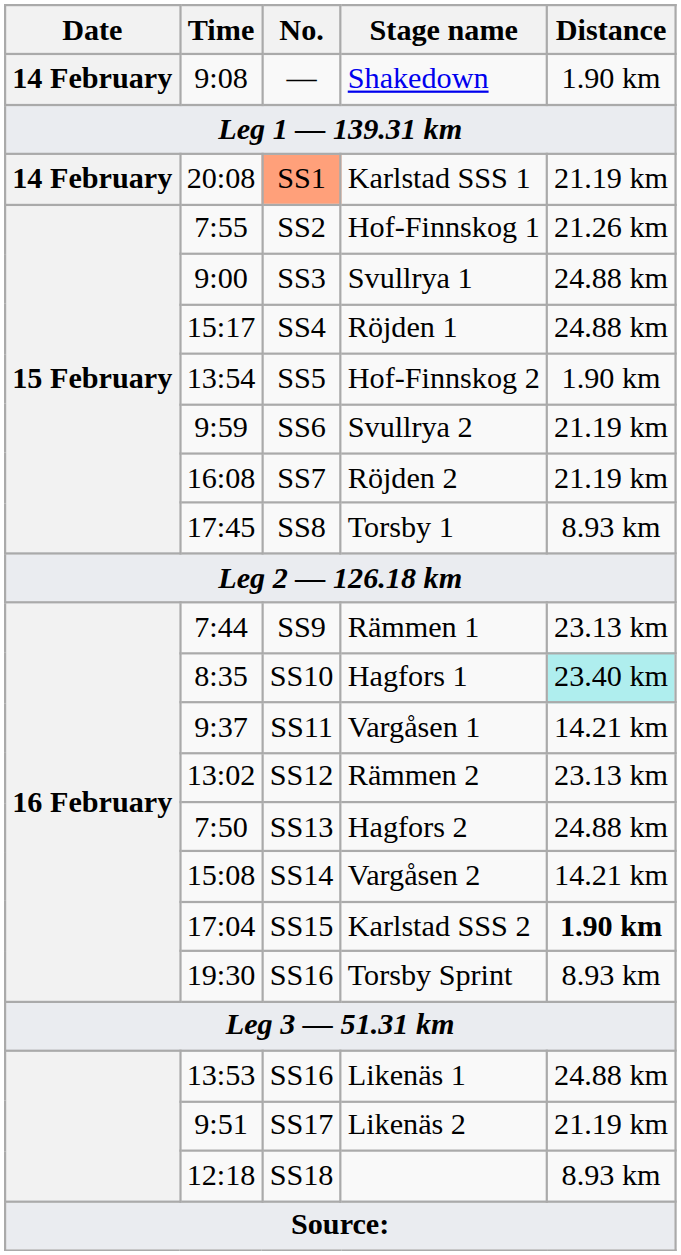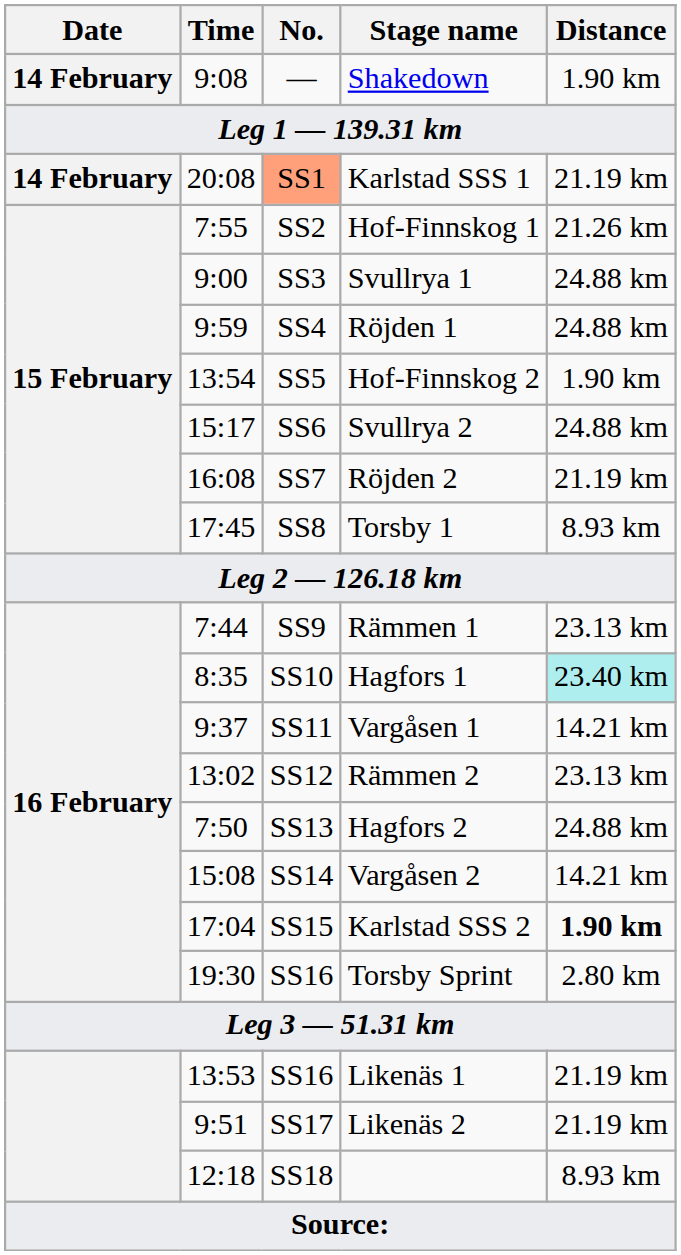(221, 327) 15:17 -> (221, 327) 9:59
(221, 427) 9:59 -> (221, 427) 15:17
(611, 427) 21.19 km -> (611, 427) 24.88 km
(611, 975) 8.93 km -> (611, 975) 2.80 km
(611, 1075) 24.88 km -> (611, 1075) 21.19 km
